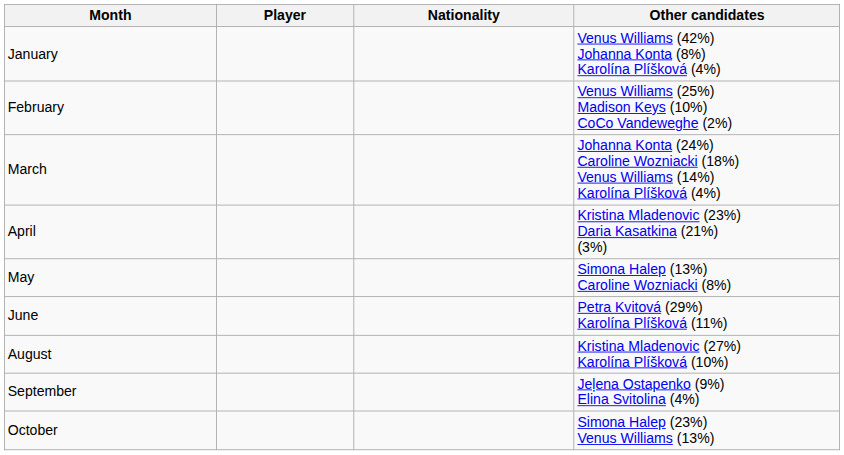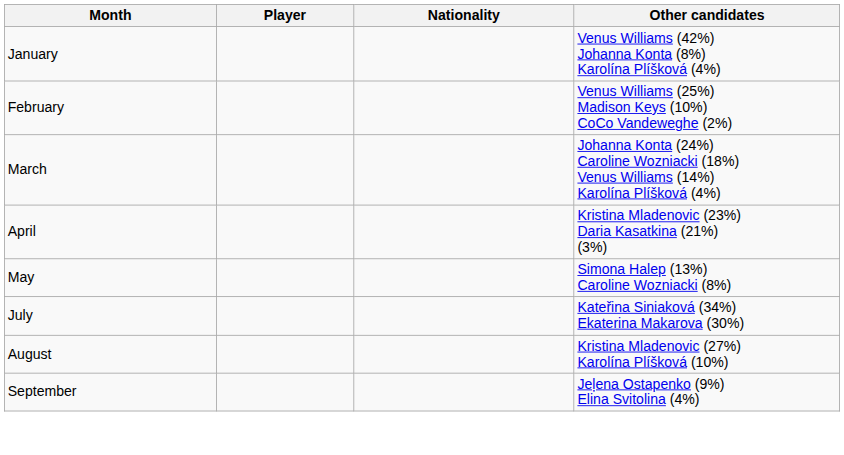- row: (23, 315)
+ row: (20, 315)
- row: (33, 430)
